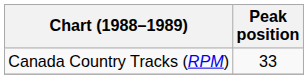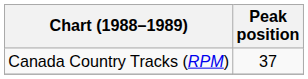(268, 61) 33 -> (268, 61) 37
